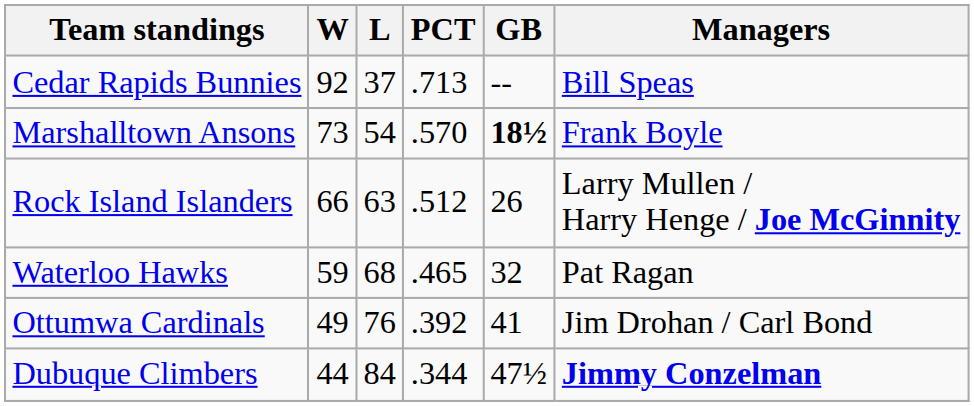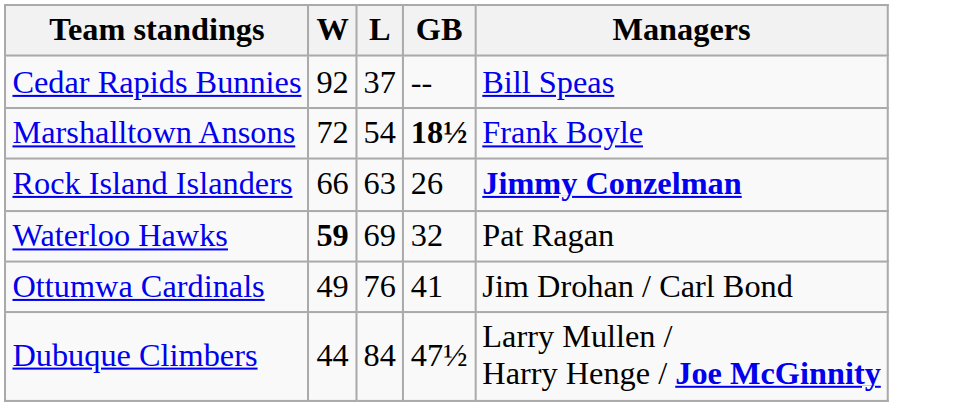- column: (443, 30)
(333, 132) 73 -> (333, 132) 72
(761, 202) Larry Mullen / Harry Henge / Joe McGinnity -> (612, 183) Jimmy Conzelman
(333, 271) normal -> (333, 235) bold
(380, 271) 68 -> (380, 235) 69
(692, 374) Jimmy Conzelman -> (682, 355) Larry Mullen / Harry Henge / Joe McGinnity
